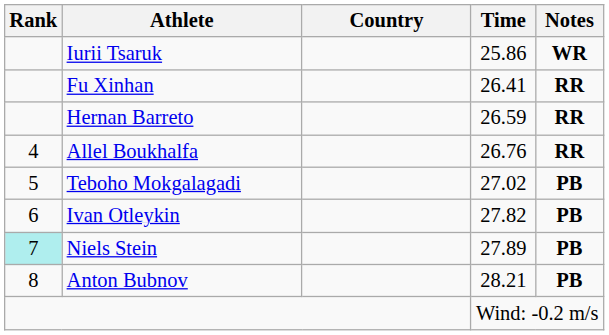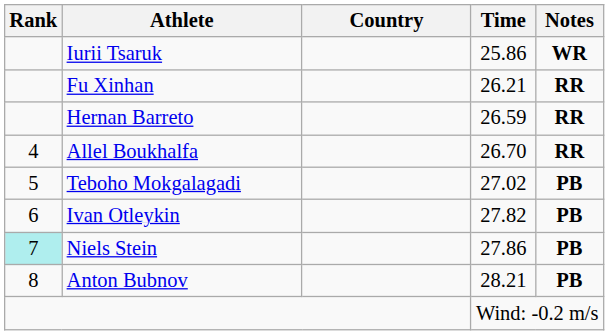(503, 85) 26.41 -> (503, 85) 26.21
(503, 150) 26.76 -> (503, 150) 26.70
(503, 248) 27.89 -> (503, 248) 27.86
